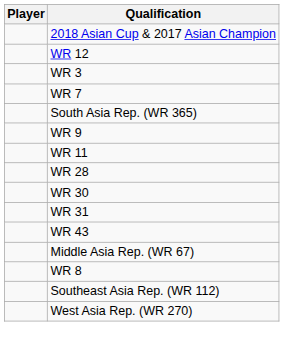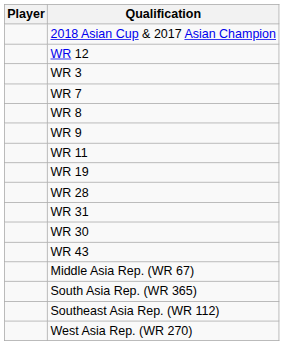rows swapped: (66, 271) <-> (124, 113)
+ row: (70, 172)
rows swapped: (70, 192) <-> (70, 212)
